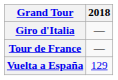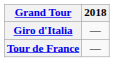- row: (45, 65)
